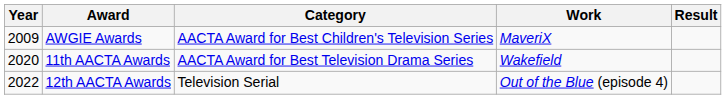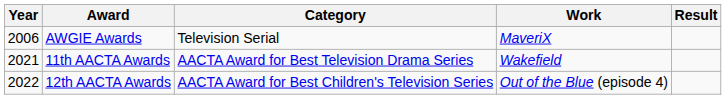(23, 37) 2009 -> (23, 37) 2006
(335, 37) AACTA Award for Best Children's Television Series -> (228, 37) Television Serial
(23, 60) 2020 -> (23, 60) 2021
(228, 82) Television Serial -> (335, 82) AACTA Award for Best Children's Television Series
